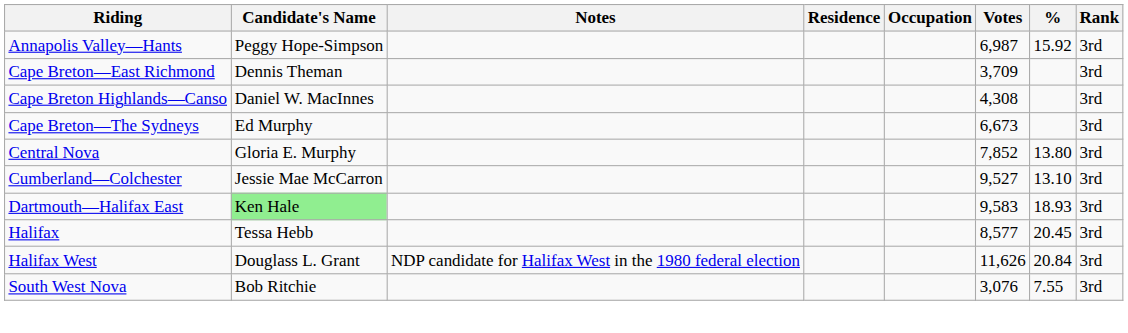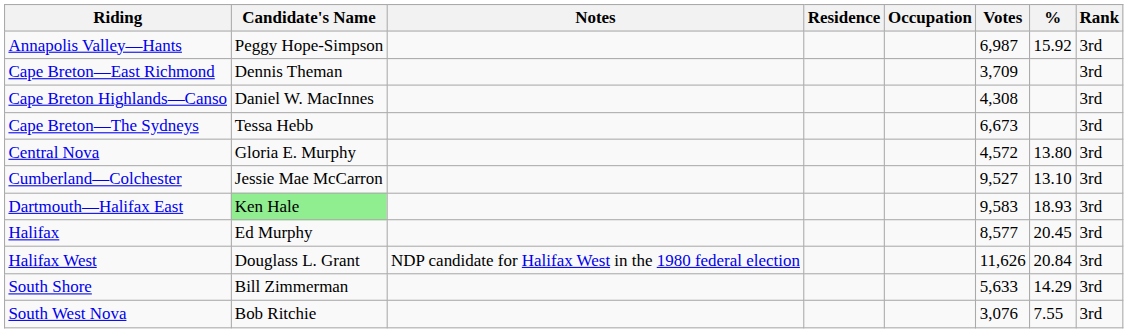(274, 125) Ed Murphy -> (274, 125) Tessa Hebb
(999, 152) 7,852 -> (999, 152) 4,572
(274, 233) Tessa Hebb -> (274, 233) Ed Murphy
+ row: (50, 286)
